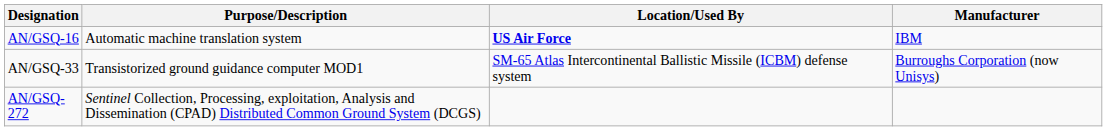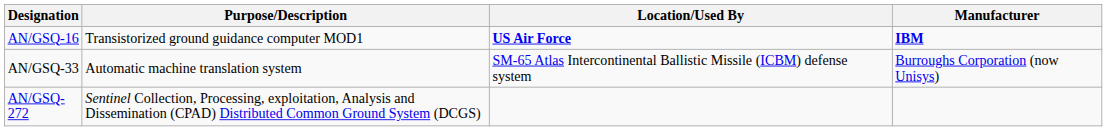(193, 37) Automatic machine translation system -> (224, 37) Transistorized ground guidance computer MOD1
(909, 37) normal -> (909, 37) bold
(224, 68) Transistorized ground guidance computer MOD1 -> (193, 68) Automatic machine translation system
